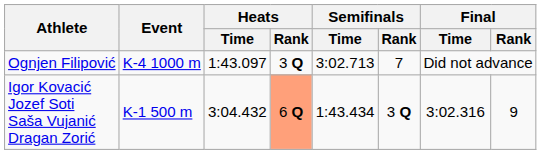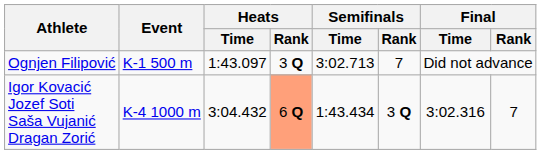(162, 63) K-4 1000 m -> (158, 63) K-1 500 m
(158, 112) K-1 500 m -> (162, 112) K-4 1000 m
(514, 112) 9 -> (514, 112) 7
